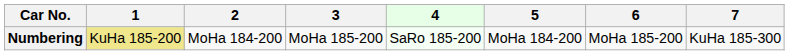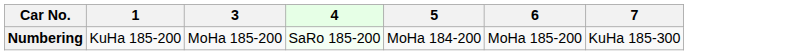- column: (235, 15)
(135, 38) khaki background -> (135, 38) no background
